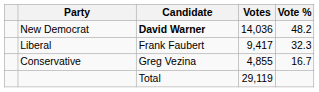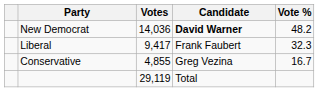columns swapped: (187, 12) <-> (257, 12)
